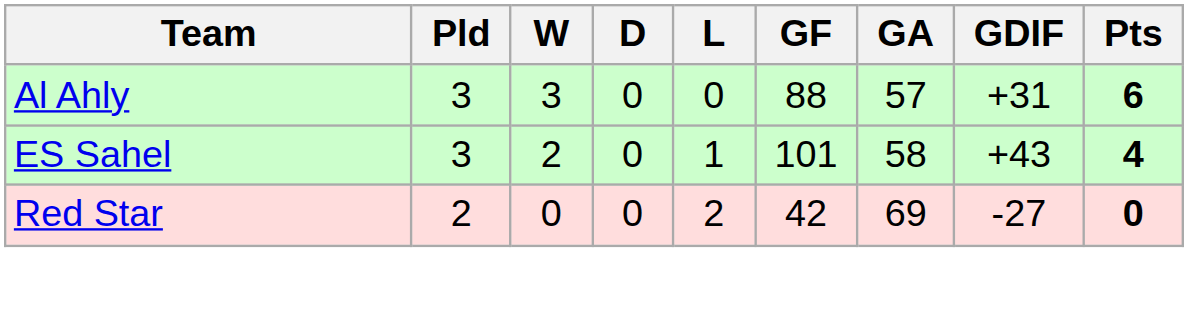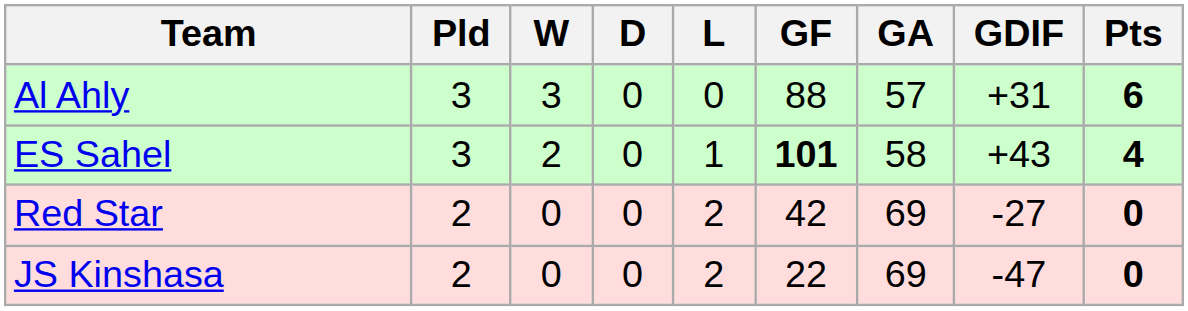(806, 154) normal -> (806, 154) bold
+ row: (119, 273)
